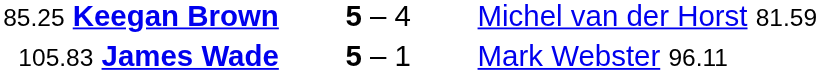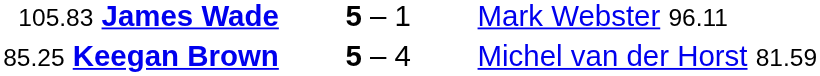rows swapped: (141, 16) <-> (149, 56)
